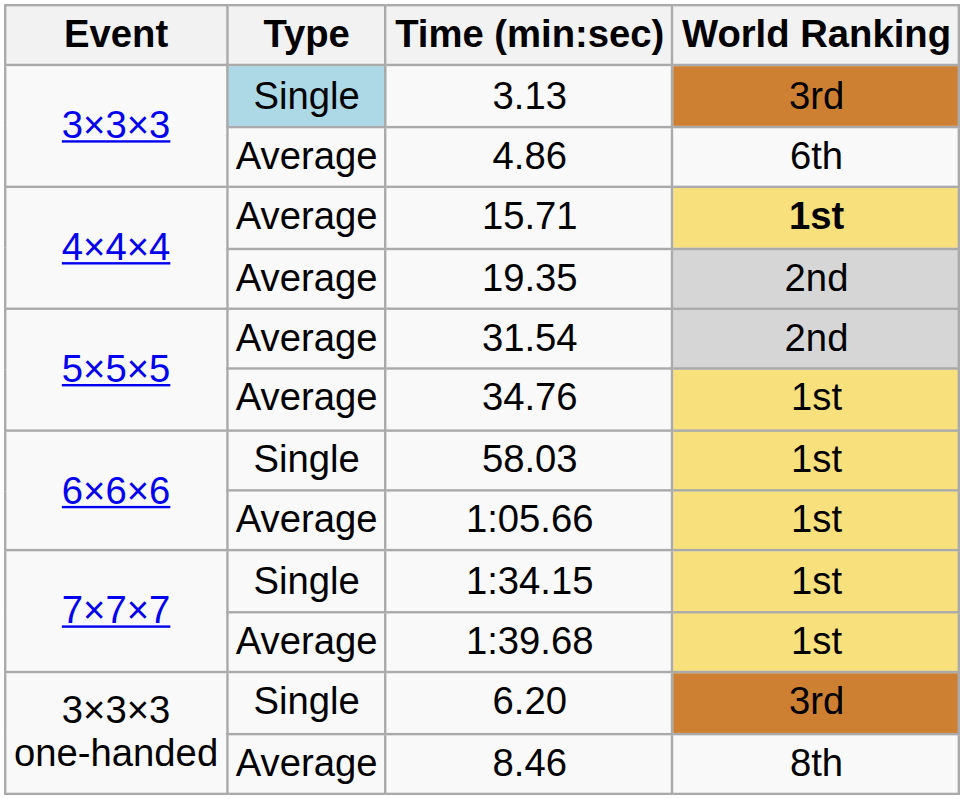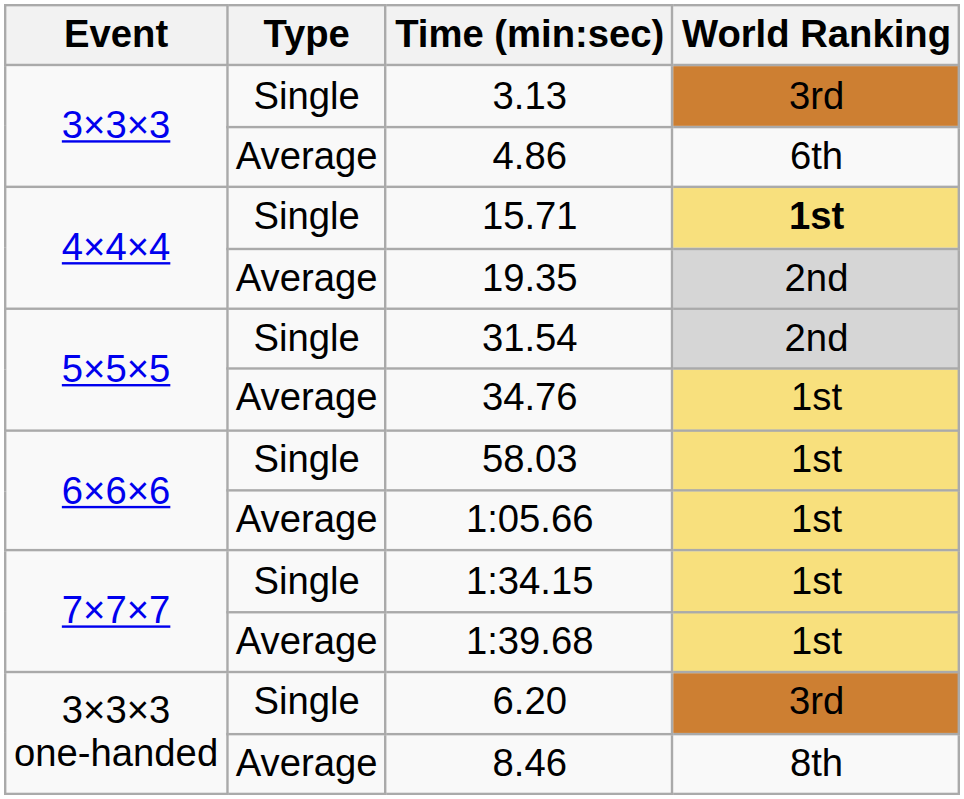(307, 95) lightblue background -> (307, 95) no background
(307, 216) Average -> (307, 216) Single
(307, 338) Average -> (307, 338) Single
